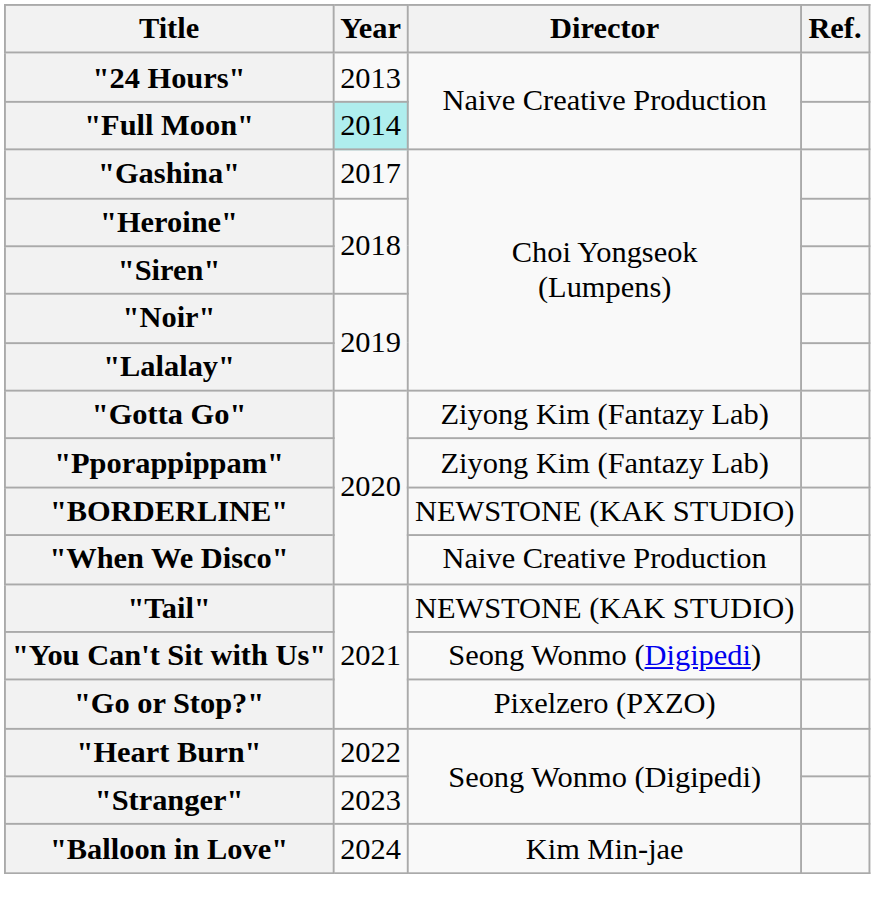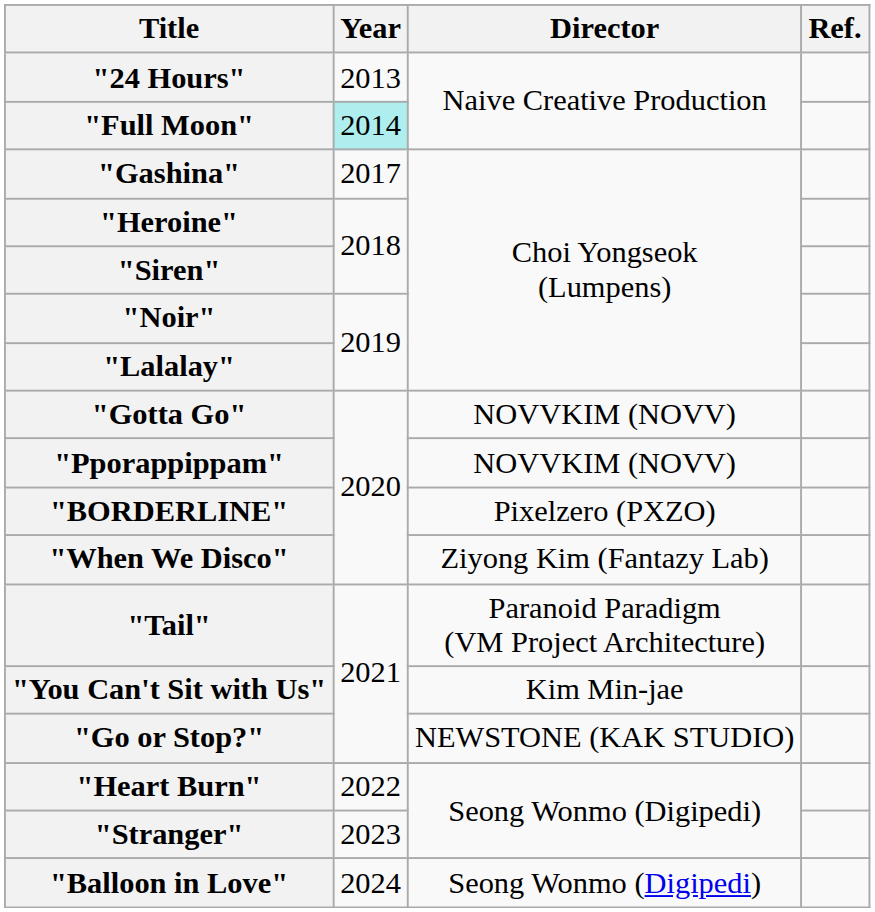(605, 414) Ziyong Kim (Fantazy Lab) -> (605, 414) NOVVKIM (NOVV)
(605, 462) Ziyong Kim (Fantazy Lab) -> (605, 462) NOVVKIM (NOVV)
(605, 510) NEWSTONE (KAK STUDIO) -> (605, 510) Pixelzero (PXZO)
(605, 558) Naive Creative Production -> (605, 558) Ziyong Kim (Fantazy Lab)
(605, 607) NEWSTONE (KAK STUDIO) -> (605, 624) Paranoid Paradigm (VM Project Architecture)
(605, 655) Seong Wonmo (Digipedi) -> (605, 689) Kim Min-jae
(605, 703) Pixelzero (PXZO) -> (605, 737) NEWSTONE (KAK STUDIO)
(605, 848) Kim Min-jae -> (605, 882) Seong Wonmo (Digipedi)
